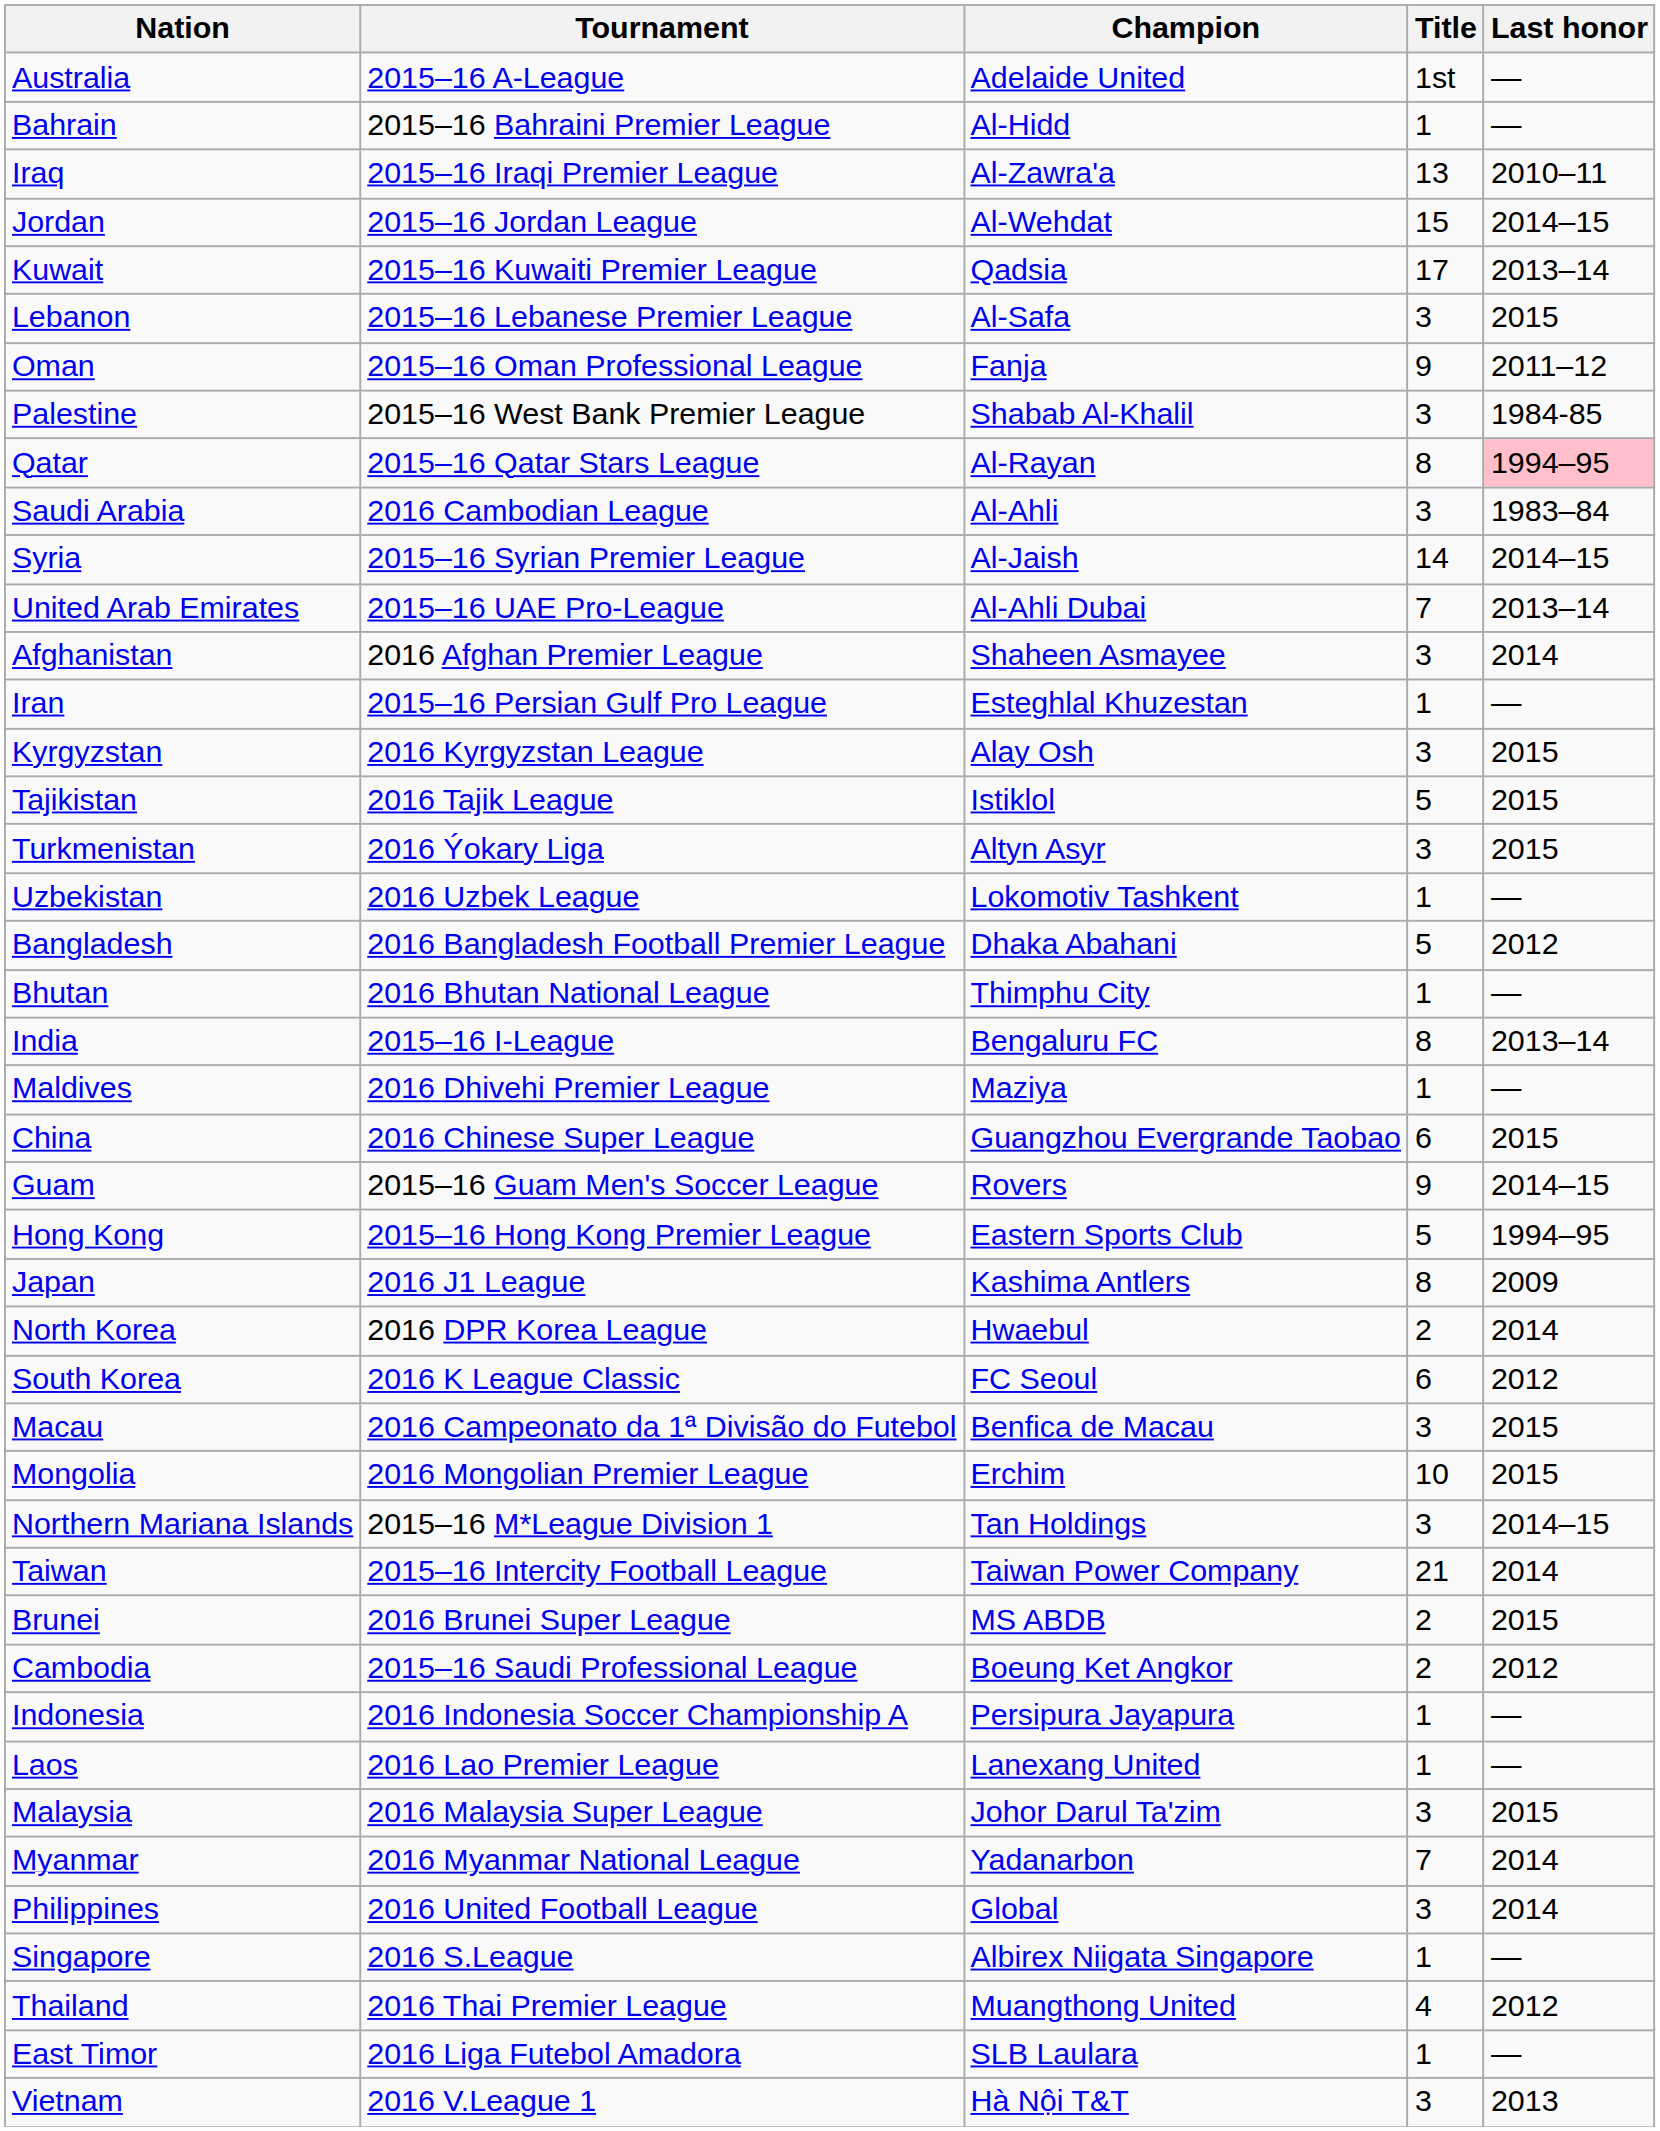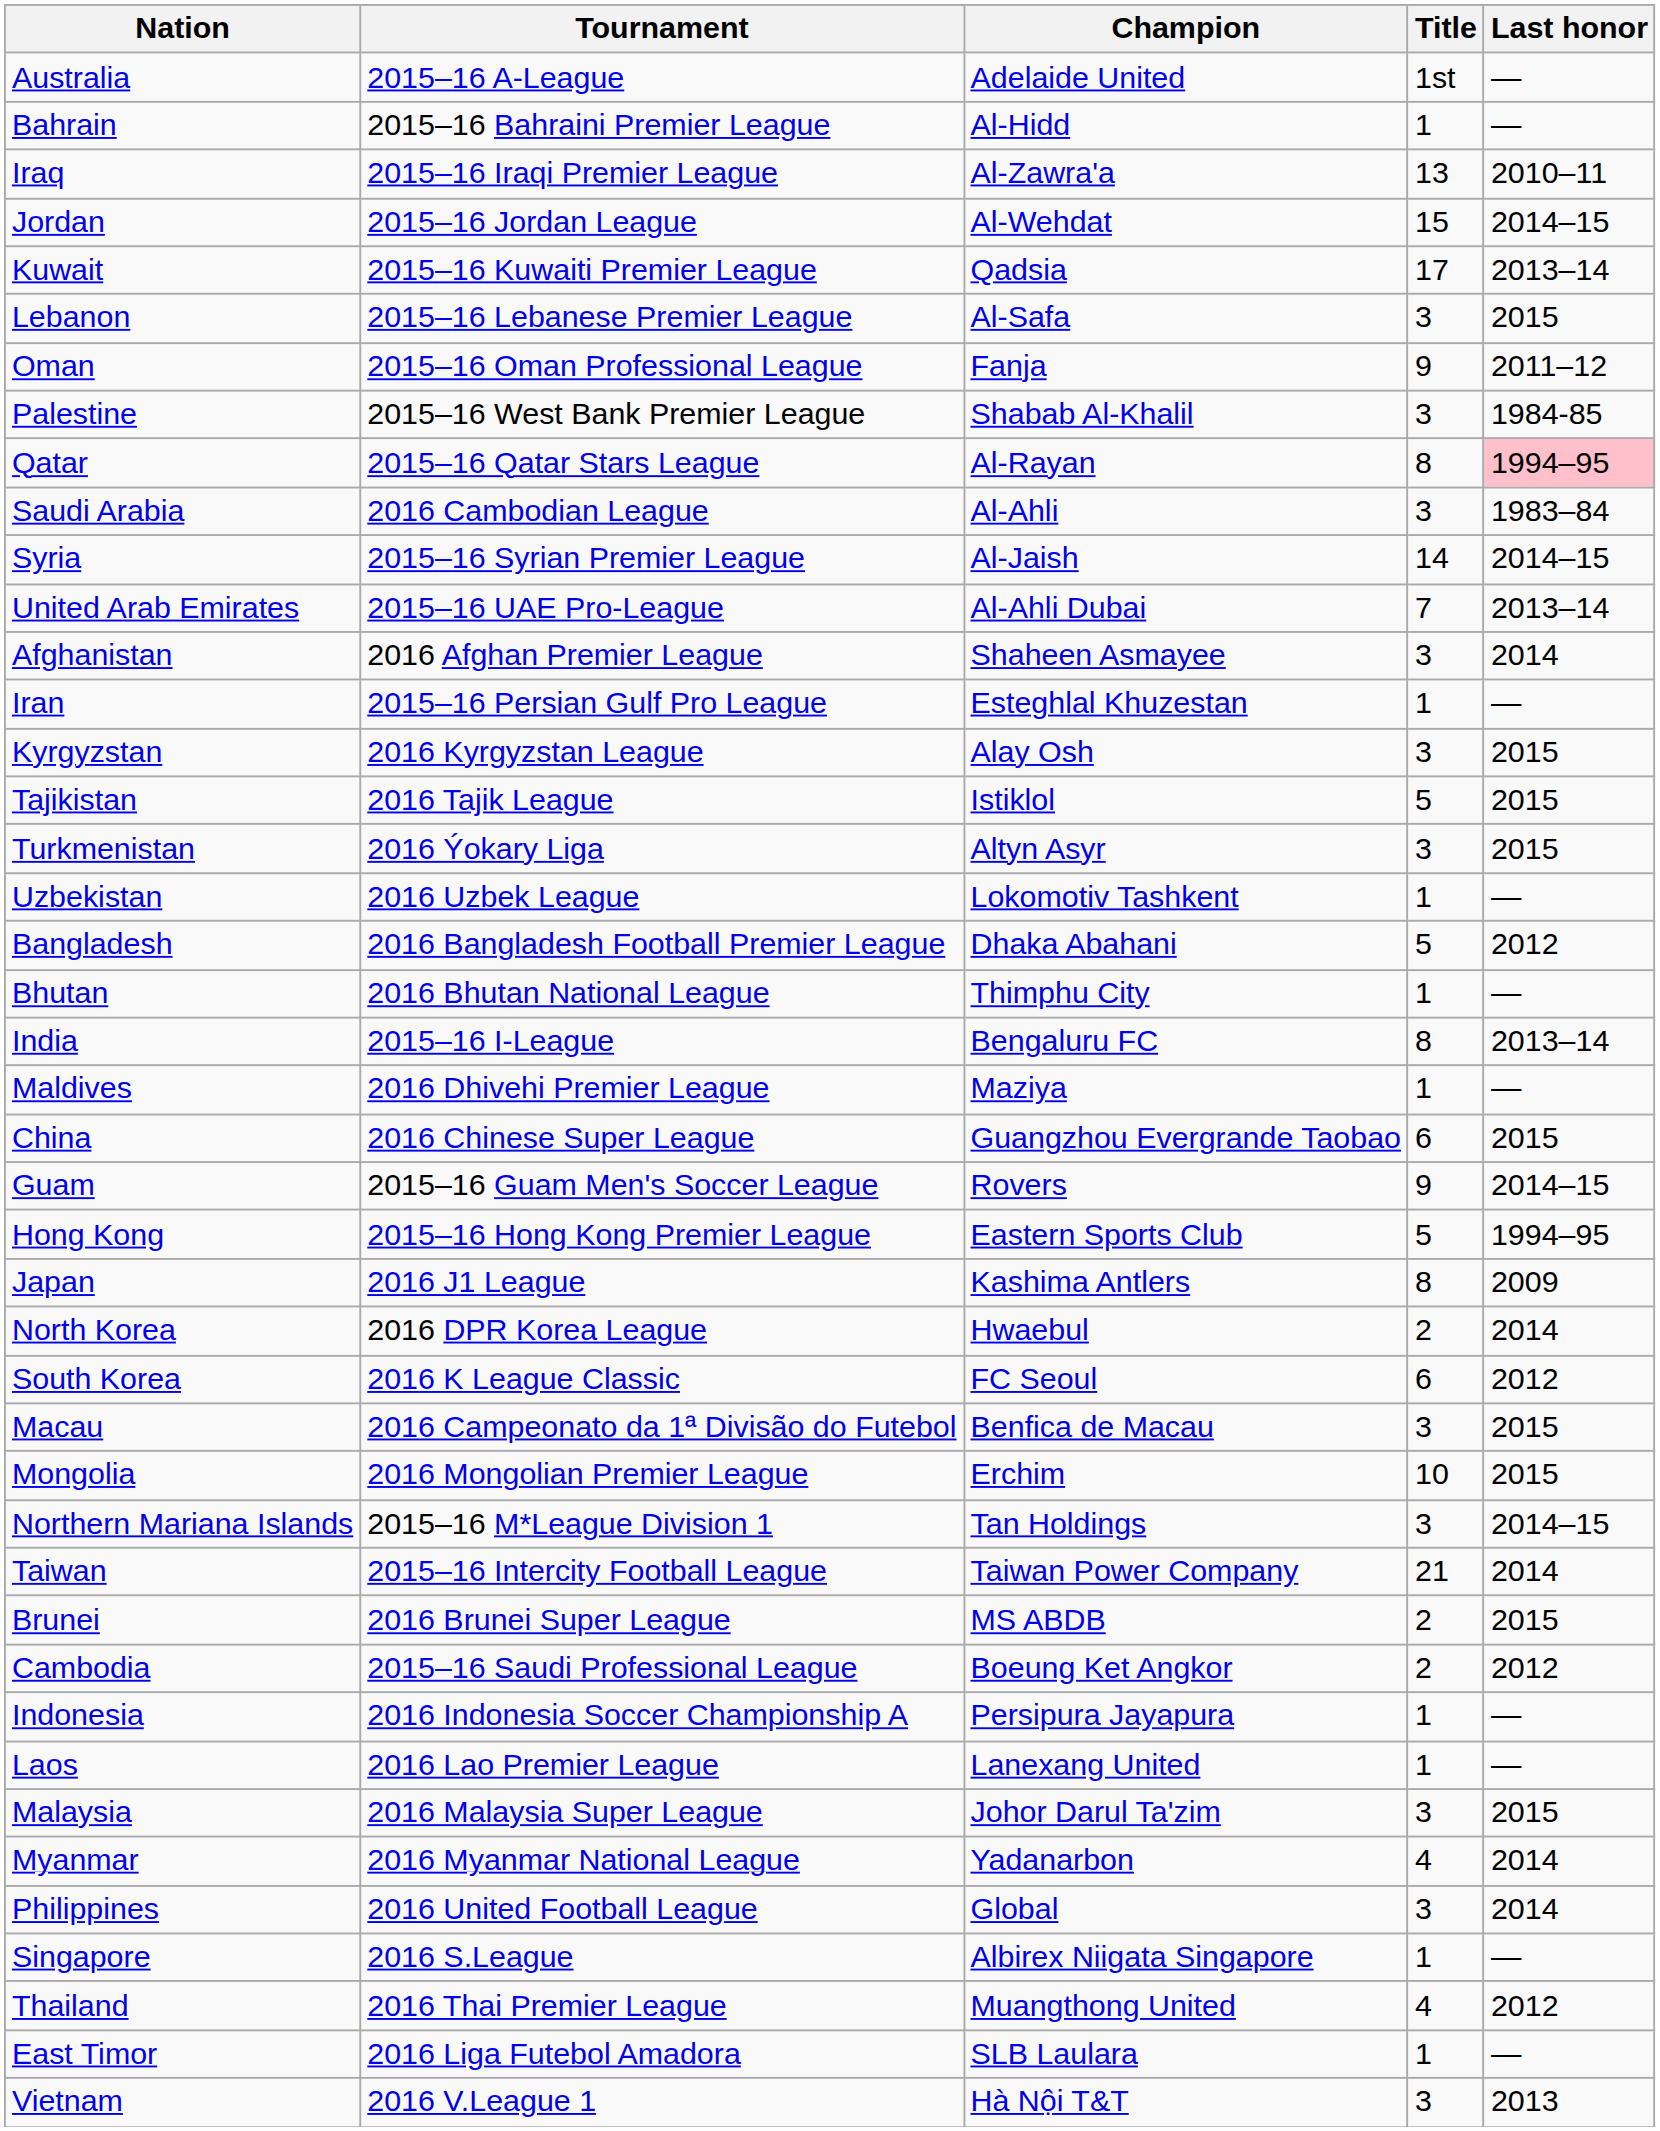(1423, 1860) 7 -> (1423, 1860) 4
